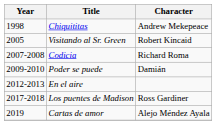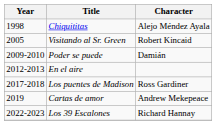(173, 26) Andrew Mekepeace -> (174, 26) Alejo Méndez Ayala
- row: (62, 55)
(174, 113) Alejo Méndez Ayala -> (173, 99) Andrew Mekepeace
+ row: (79, 113)
